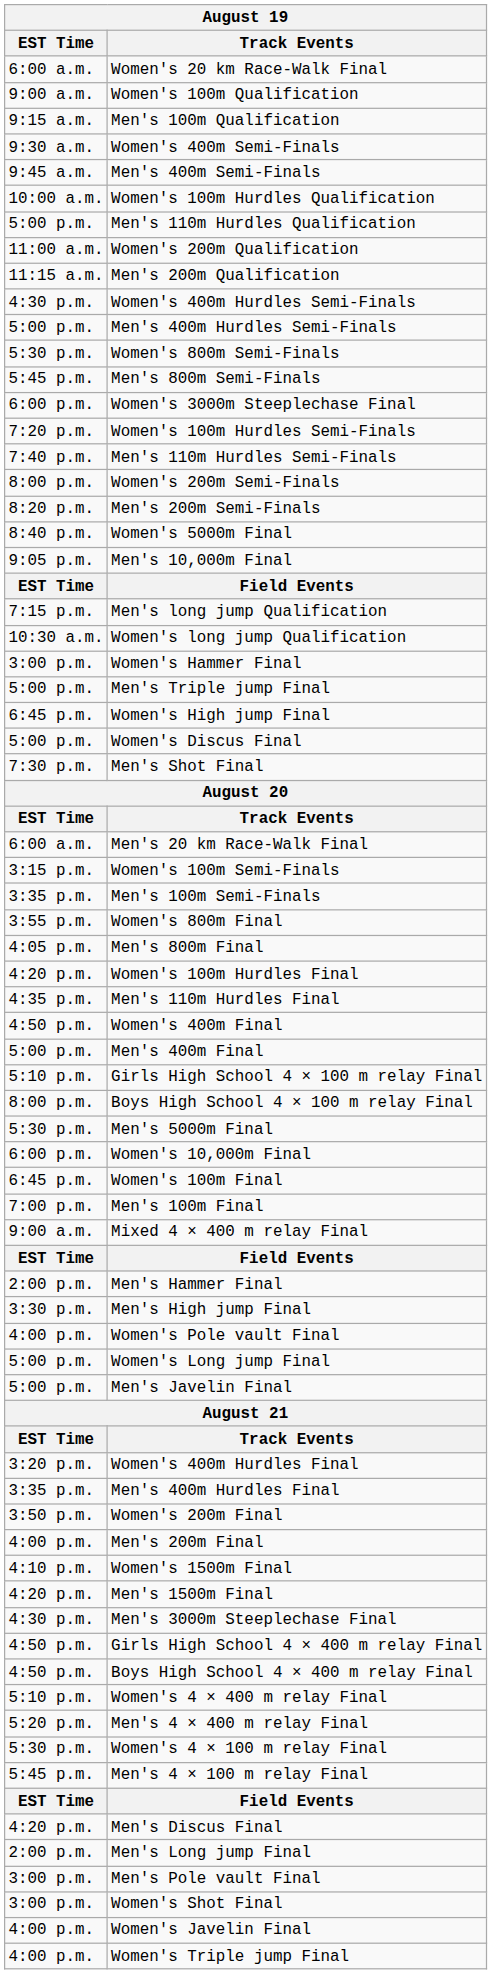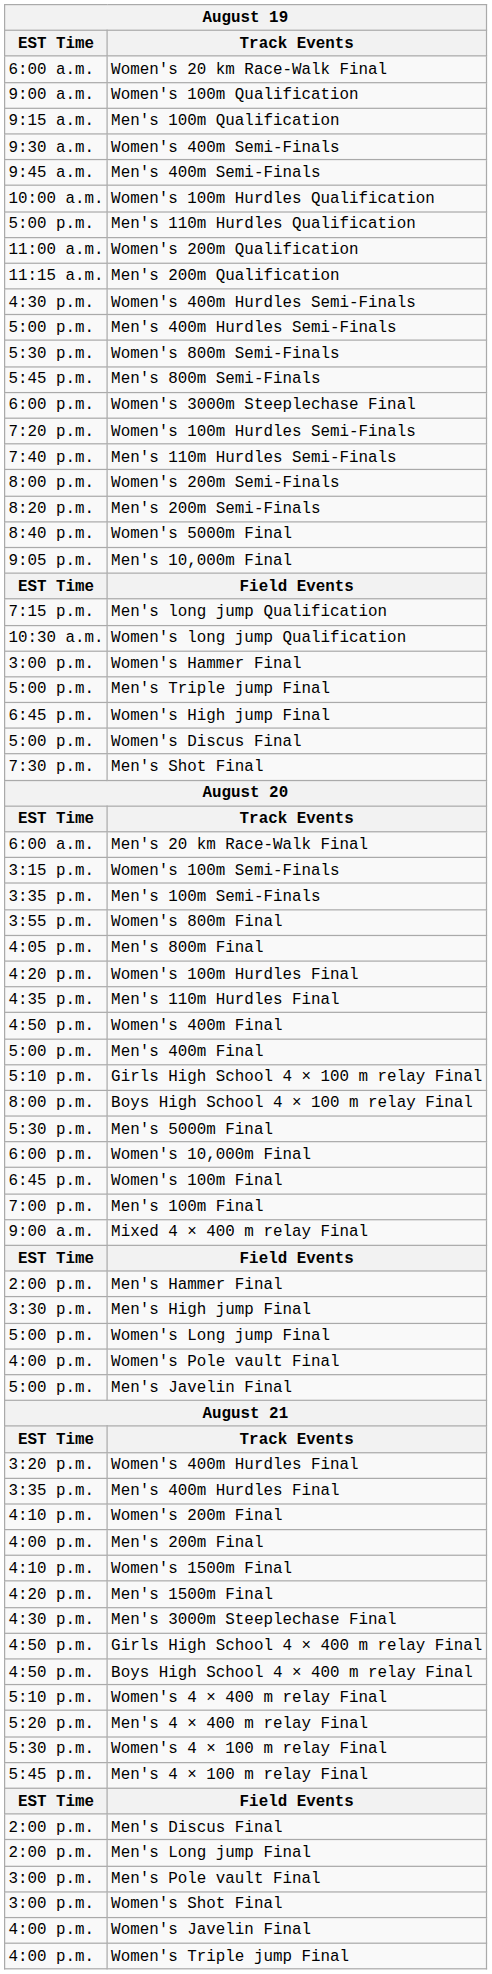rows swapped: (225, 1336) <-> (221, 1362)
(51, 1517) 3:50 p.m. -> (51, 1517) 4:10 p.m.
(51, 1827) 4:20 p.m. -> (51, 1827) 2:00 p.m.
